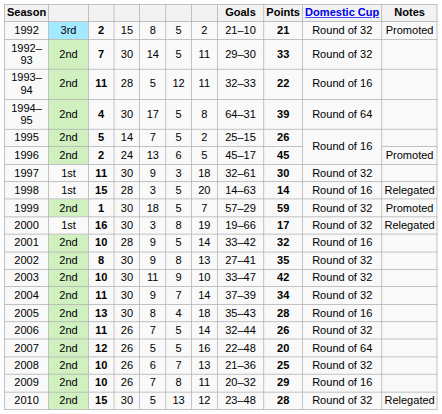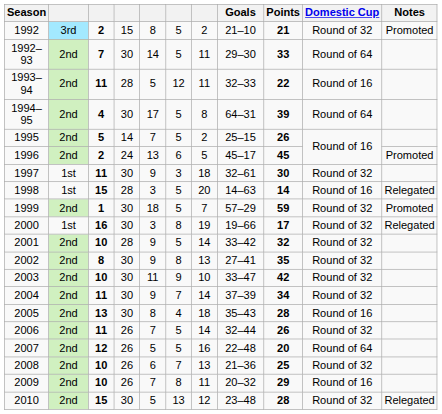(342, 54) Round of 32 -> (342, 54) Round of 64
(342, 243) Round of 16 -> (342, 243) Round of 32
